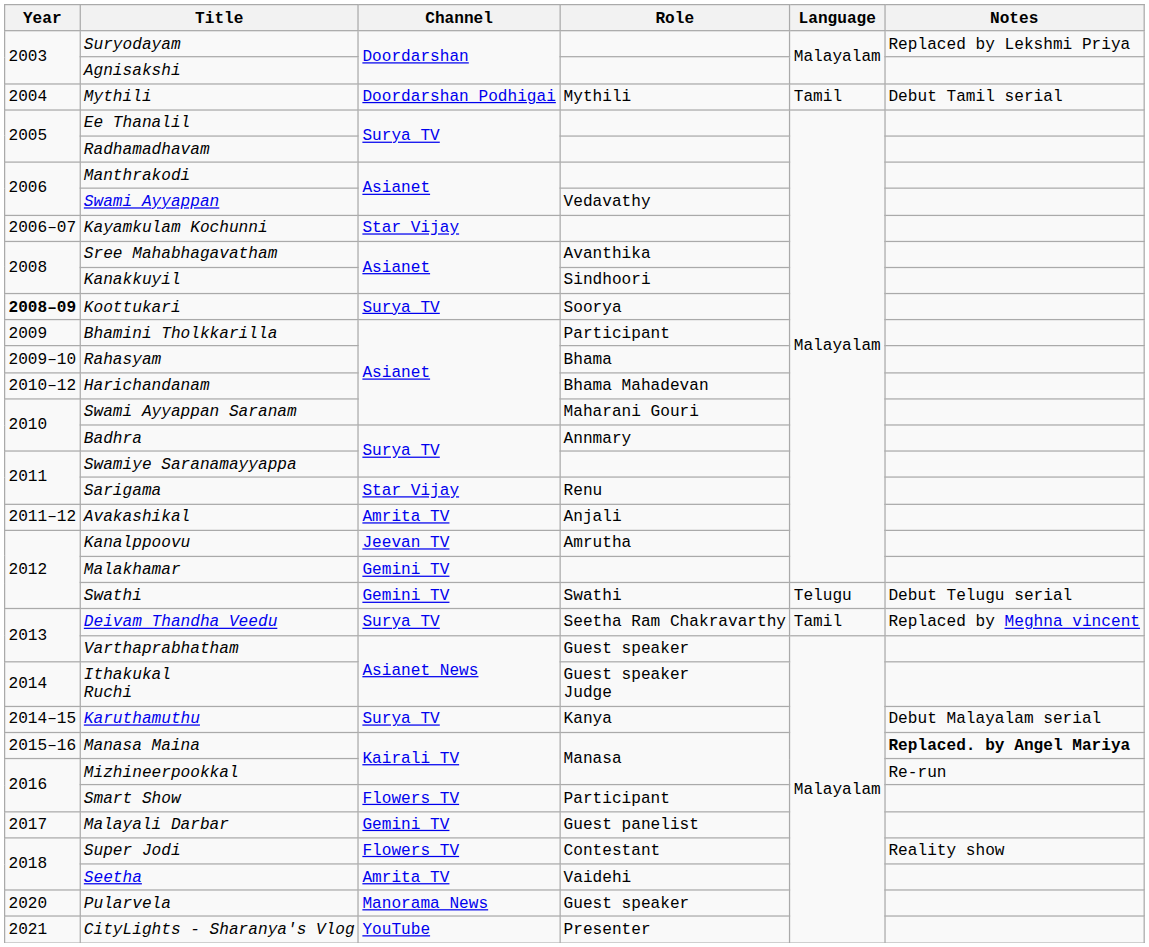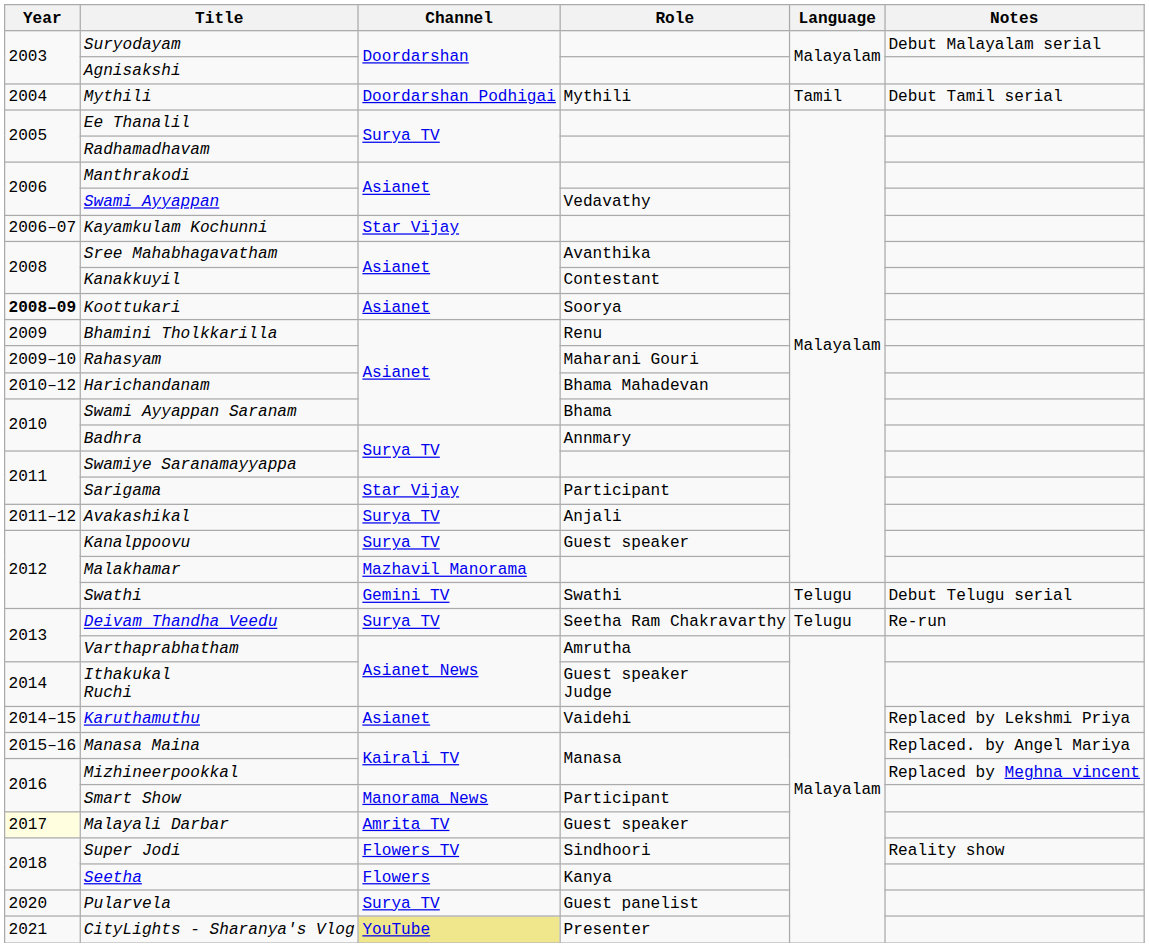(1009, 44) Replaced by Lekshmi Priya -> (995, 44) Debut Malayalam serial
(607, 280) Sindhoori -> (612, 280) Contestant
(401, 307) Surya TV -> (396, 307) Asianet
(617, 333) Participant -> (583, 333) Renu
(588, 359) Bhama -> (631, 359) Maharani Gouri
(631, 412) Maharani Gouri -> (588, 412) Bhama
(583, 491) Renu -> (617, 491) Participant
(406, 517) Amrita TV -> (401, 517) Surya TV
(406, 543) Jeevan TV -> (401, 543) Surya TV
(597, 543) Amrutha -> (626, 543) Guest speaker
(406, 569) Gemini TV -> (445, 569) Mazhavil Manorama
(818, 622) Tamil -> (823, 622) Telugu
(1014, 622) Replaced by Meghna vincent -> (917, 622) Re-run
(626, 648) Guest speaker -> (597, 648) Amrutha
(401, 719) Surya TV -> (396, 719) Asianet
(588, 719) Kanya -> (597, 719) Vaidehi
(995, 719) Debut Malayalam serial -> (1009, 719) Replaced by Lekshmi Priya
(1009, 746) bold -> (1009, 746) normal
(917, 772) Re-run -> (1014, 772) Replaced by Meghna vincent
(411, 798) Flowers TV -> (425, 798) Manorama News
(28, 825) no background -> (28, 825) lightyellow background
(406, 825) Gemini TV -> (406, 825) Amrita TV
(631, 825) Guest panelist -> (626, 825) Guest speaker
(612, 851) Contestant -> (607, 851) Sindhoori
(406, 877) Amrita TV -> (396, 877) Flowers
(597, 877) Vaidehi -> (588, 877) Kanya
(425, 903) Manorama News -> (401, 903) Surya TV
(626, 903) Guest speaker -> (631, 903) Guest panelist
(396, 930) no background -> (396, 930) khaki background
